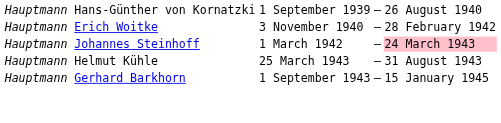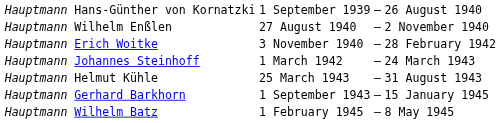+ row: (88, 27)
(430, 44) pink background -> (430, 61) no background
+ row: (81, 112)
